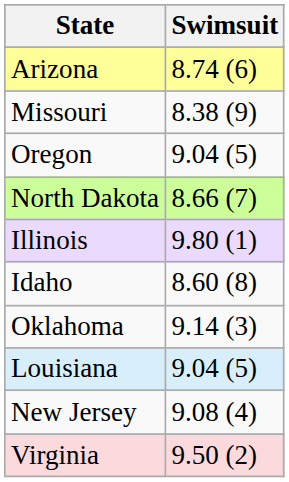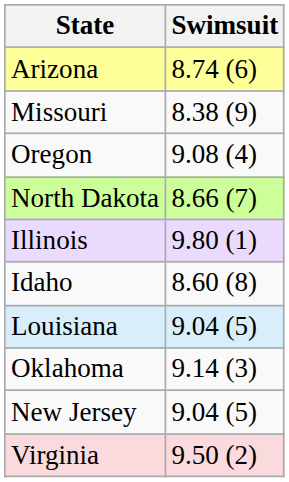(214, 154) 9.04 (5) -> (214, 154) 9.08 (4)
rows swapped: (64, 369) <-> (67, 326)
(214, 411) 9.08 (4) -> (214, 411) 9.04 (5)
